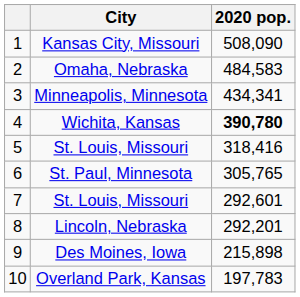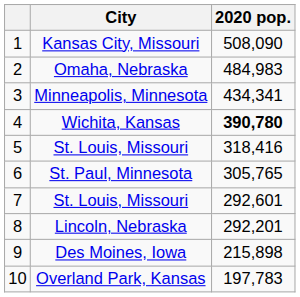(253, 69) 484,583 -> (253, 69) 484,983
